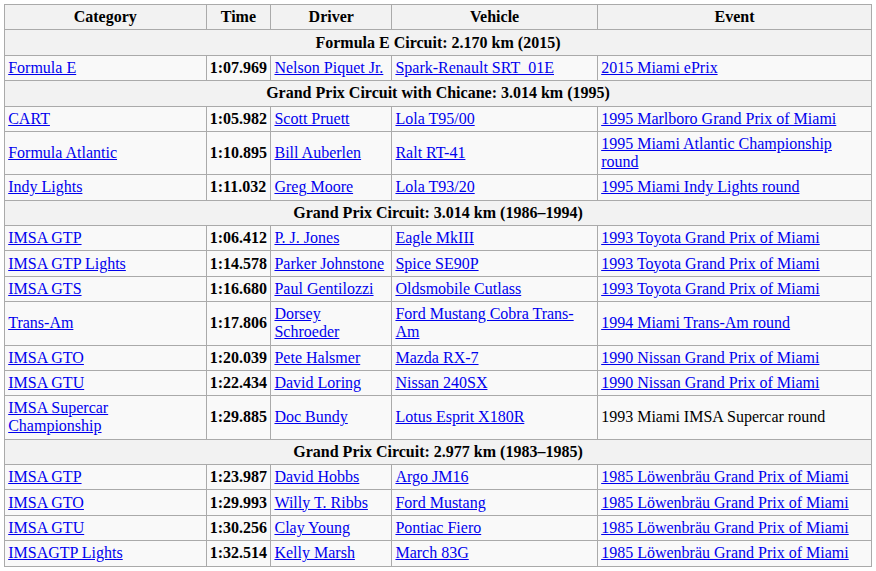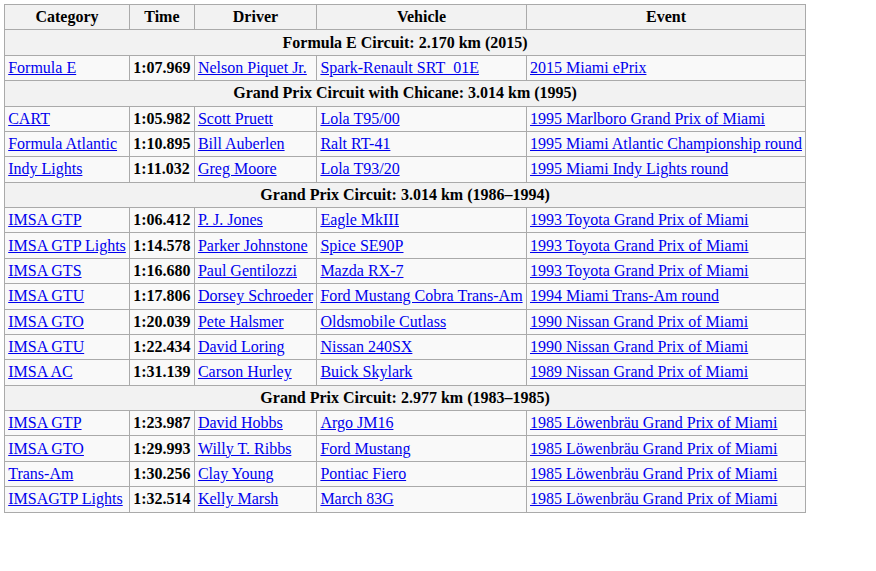(458, 288) Oldsmobile Cutlass -> (362, 270) Mazda RX-7
(41, 323) Trans-Am -> (46, 296) IMSA GTU
(437, 357) Mazda RX-7 -> (383, 321) Oldsmobile Cutlass
- row: (311, 417)
+ row: (245, 372)
(46, 527) IMSA GTU -> (41, 473) Trans-Am
